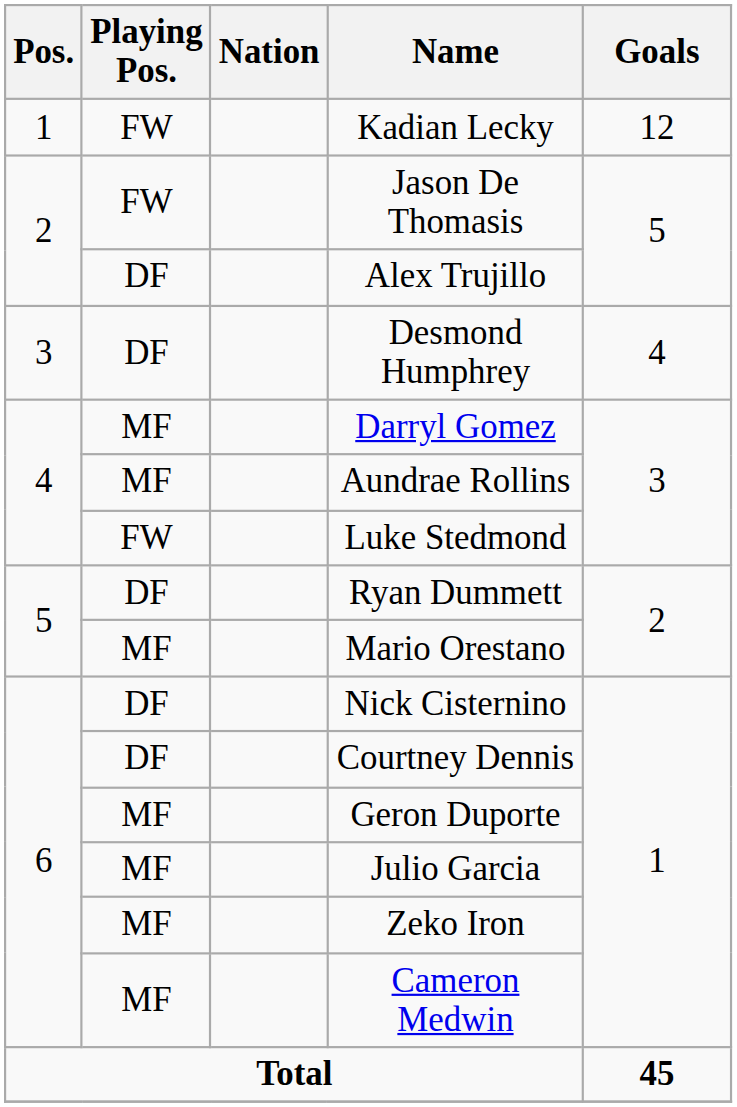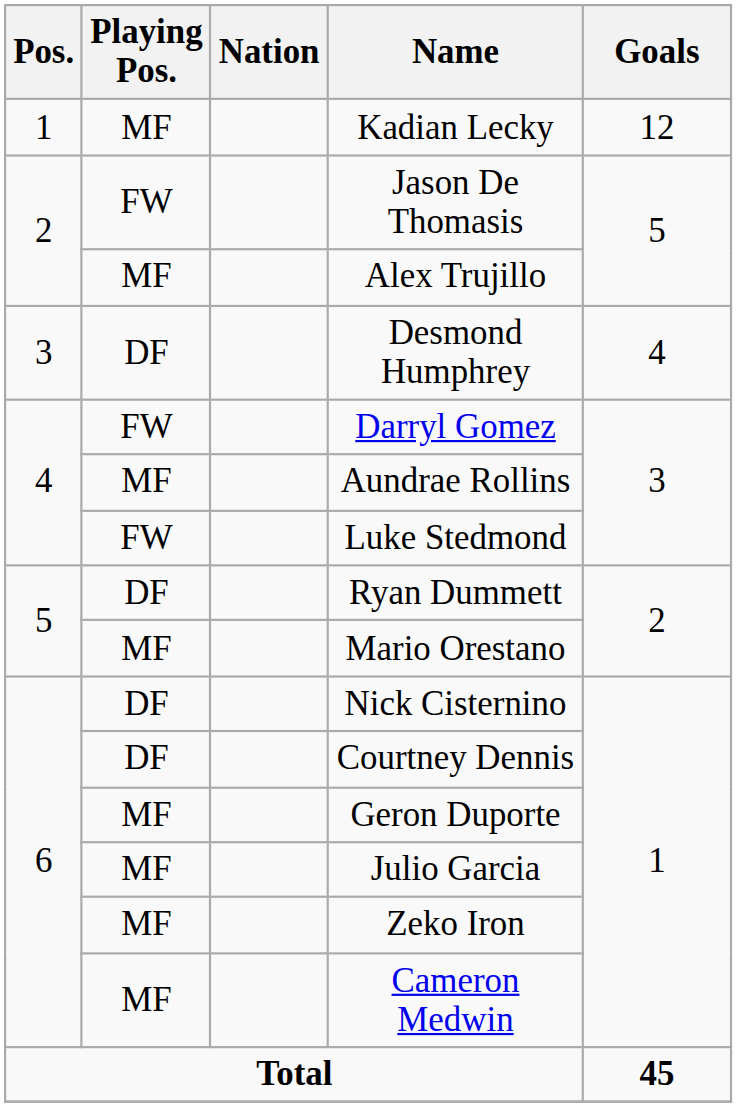(146, 126) FW -> (146, 126) MF
(146, 276) DF -> (146, 276) MF
(146, 426) MF -> (146, 426) FW
